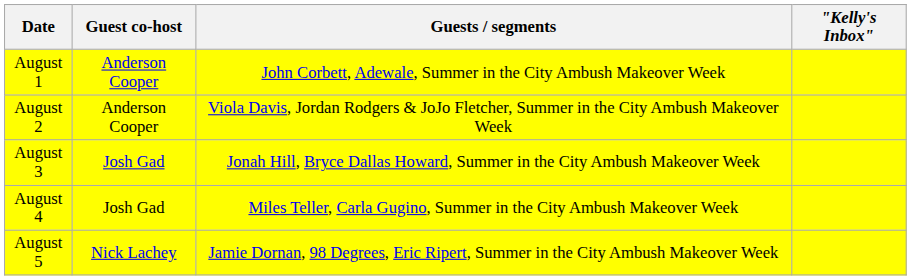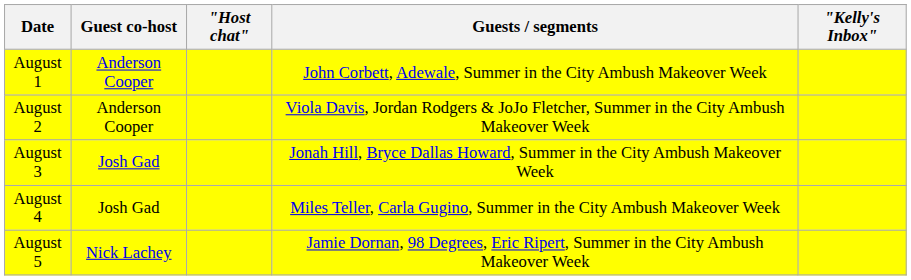+ column: (229, 27)
